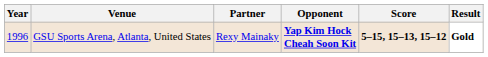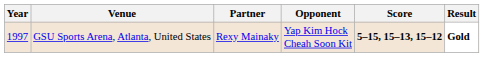(18, 37) 1996 -> (18, 37) 1997
(320, 37) bold -> (318, 37) normal
